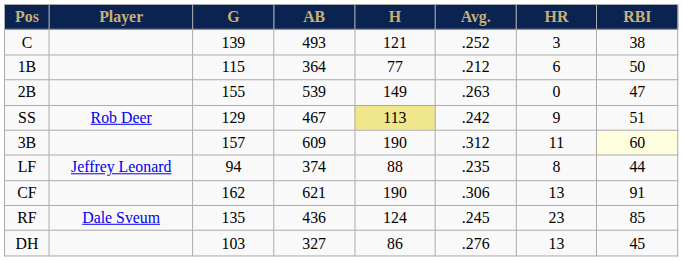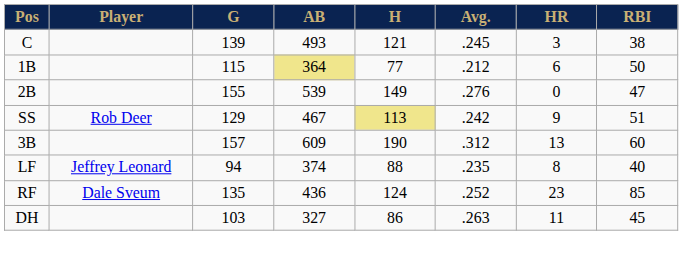(476, 42) .252 -> (476, 42) .245
(314, 67) no background -> (314, 67) khaki background
(476, 92) .263 -> (476, 92) .276
(556, 142) 11 -> (556, 142) 13
(637, 142) lightyellow background -> (637, 142) no background
(637, 167) 44 -> (637, 167) 40
- row: (27, 192)
(476, 218) .245 -> (476, 192) .252
(476, 243) .276 -> (476, 218) .263
(556, 243) 13 -> (556, 218) 11
